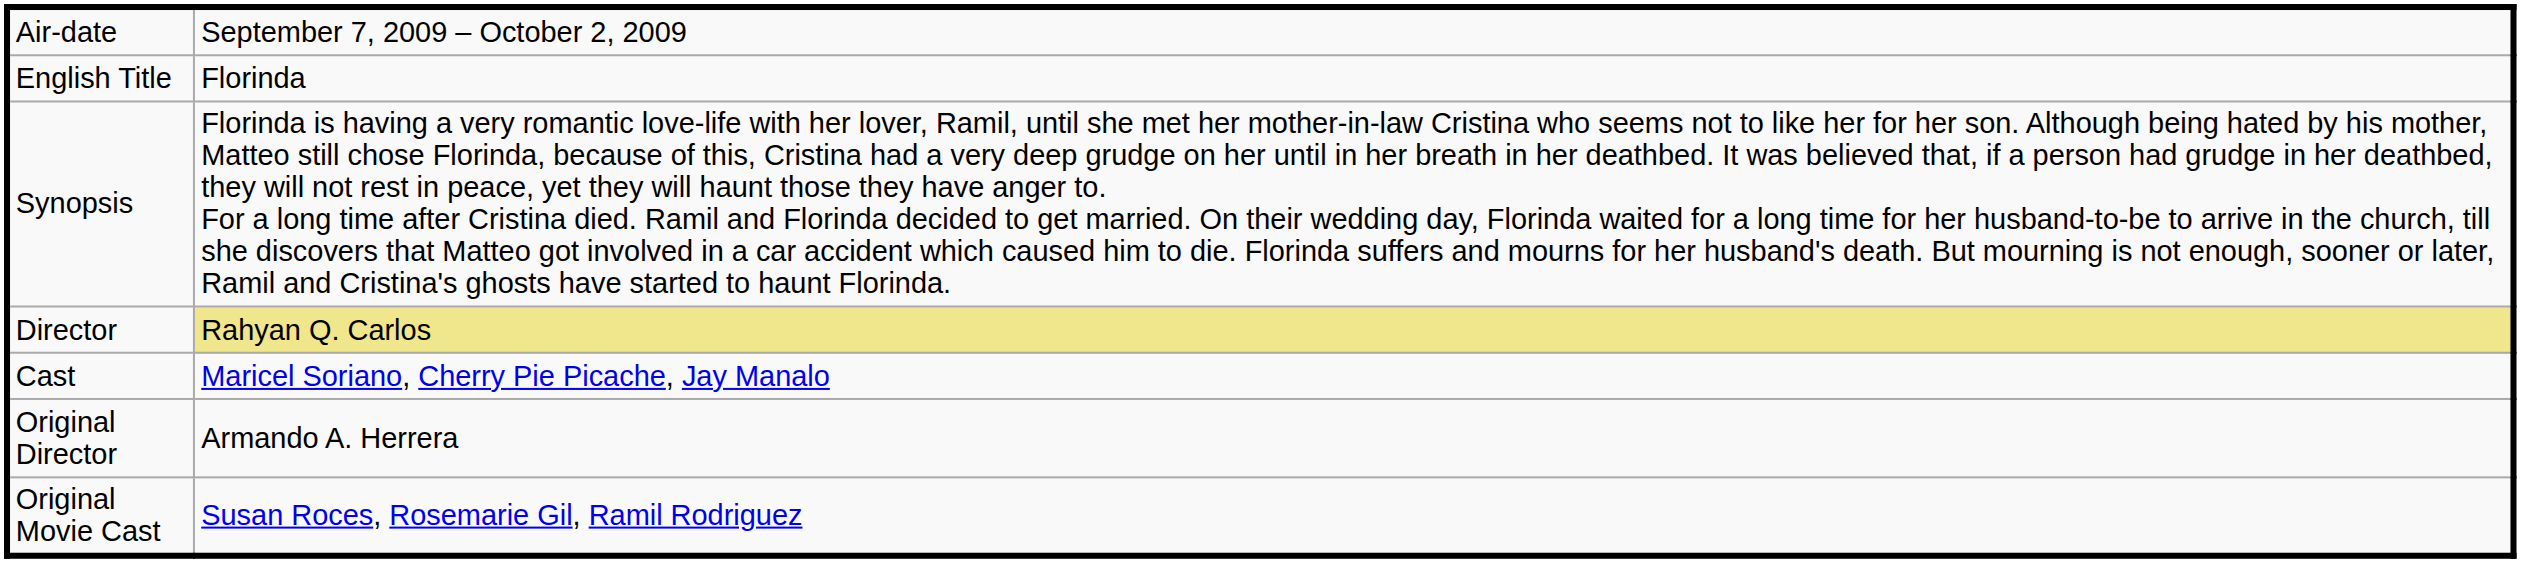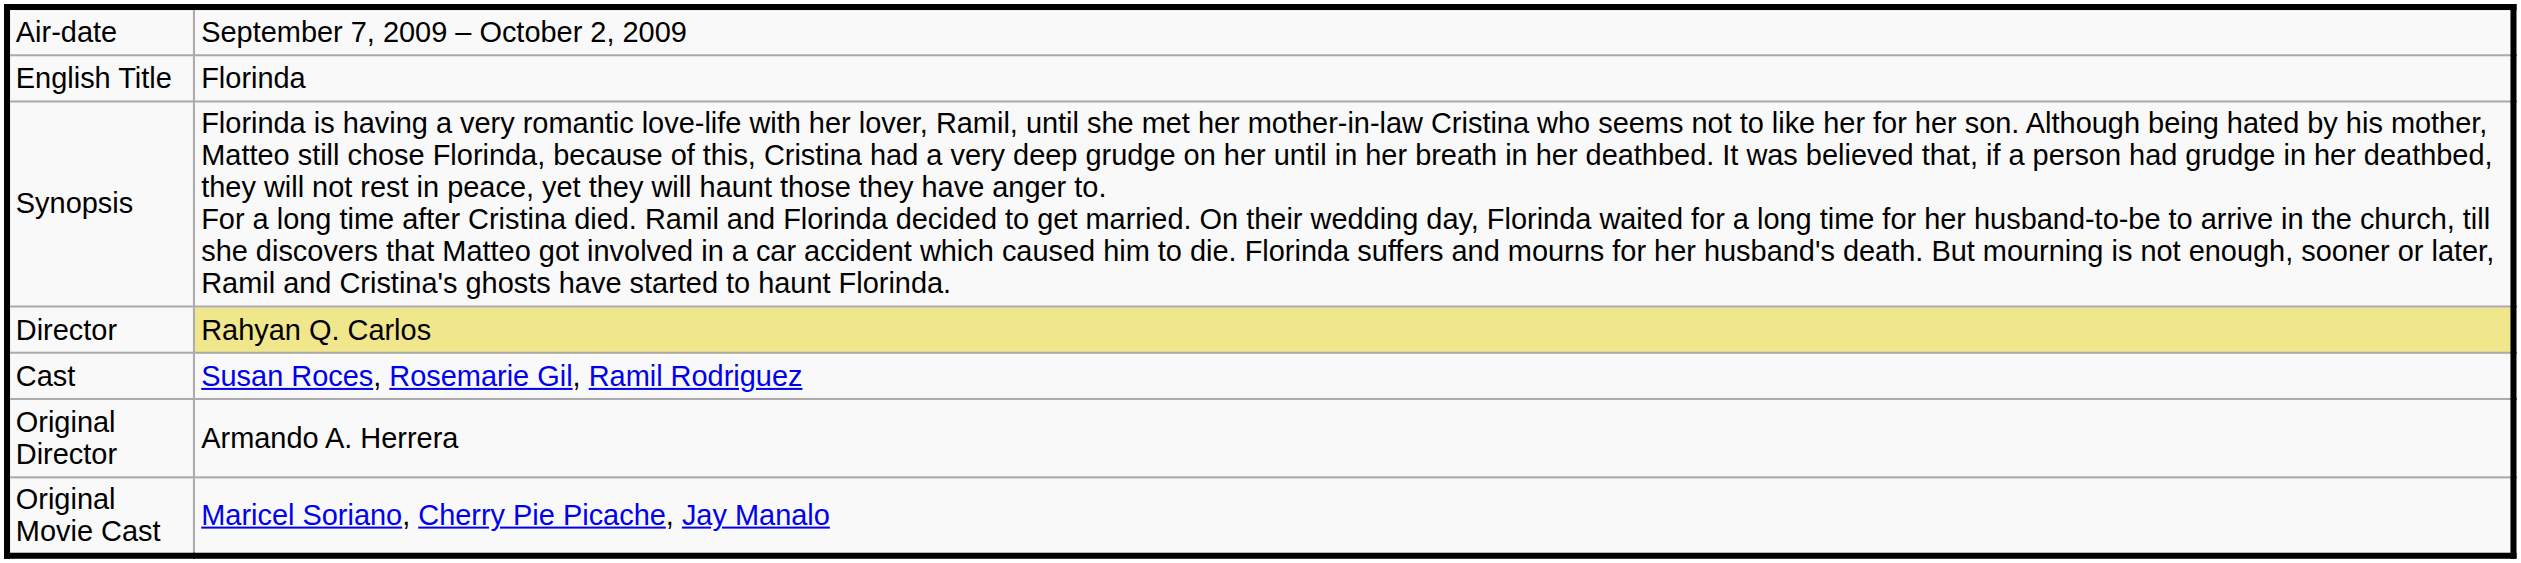(516, 376) Maricel Soriano, Cherry Pie Picache, Jay Manalo -> (502, 376) Susan Roces, Rosemarie Gil, Ramil Rodriguez
(502, 516) Susan Roces, Rosemarie Gil, Ramil Rodriguez -> (516, 516) Maricel Soriano, Cherry Pie Picache, Jay Manalo
